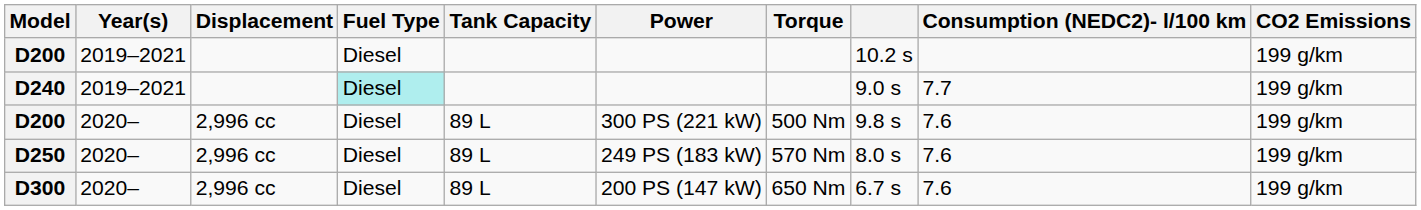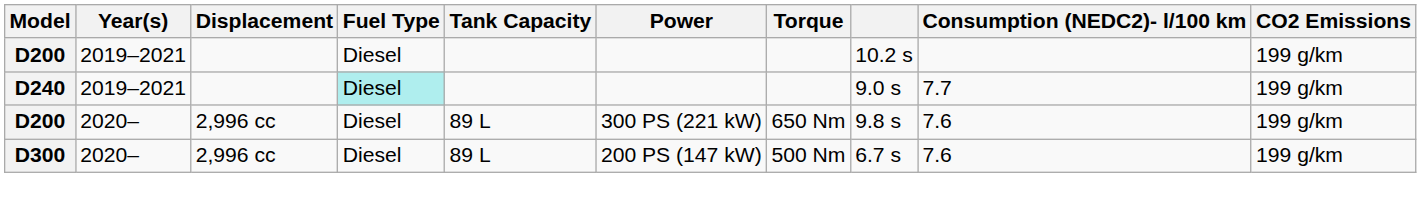(808, 121) 500 Nm -> (808, 121) 650 Nm
- row: (40, 155)
(808, 188) 650 Nm -> (808, 155) 500 Nm
